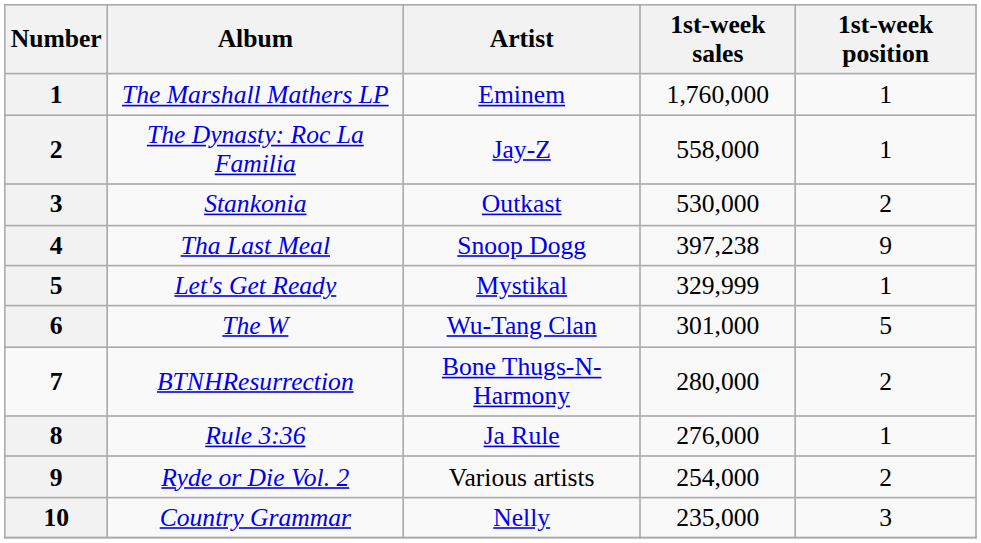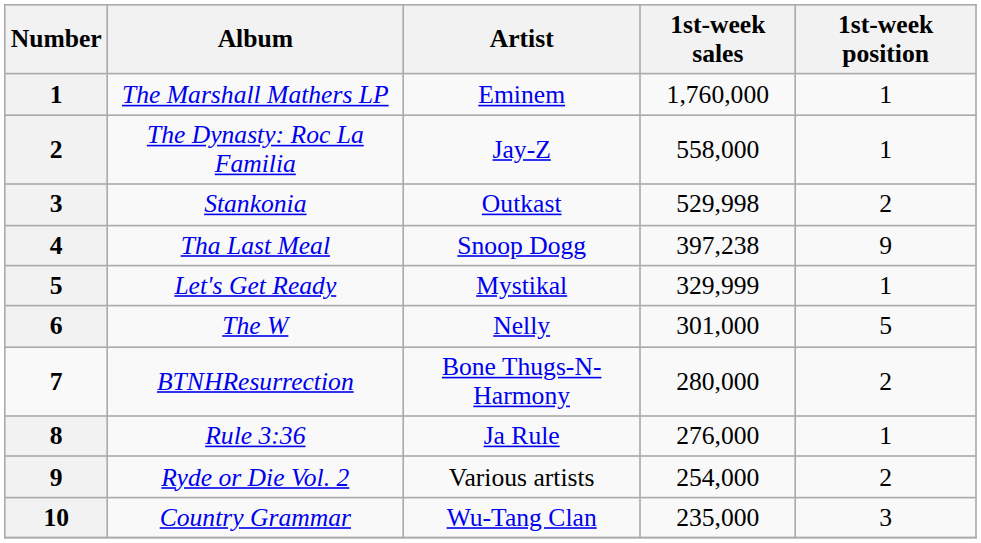(718, 204) 530,000 -> (718, 204) 529,998
(522, 326) Wu-Tang Clan -> (522, 326) Nelly
(522, 517) Nelly -> (522, 517) Wu-Tang Clan
